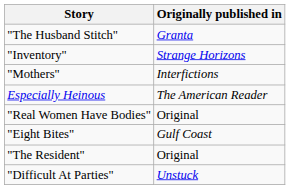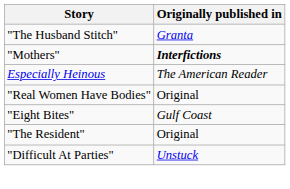- row: (37, 54)
(188, 74) normal -> (189, 54) bold
